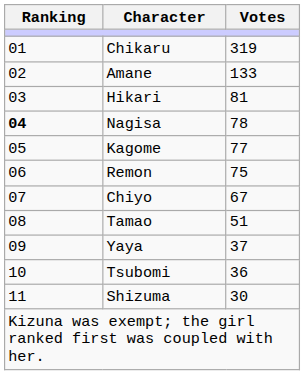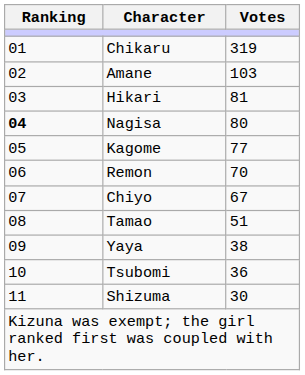(243, 74) 133 -> (243, 74) 103
(239, 123) 78 -> (239, 123) 80
(239, 173) 75 -> (239, 173) 70
(239, 247) 37 -> (239, 247) 38
